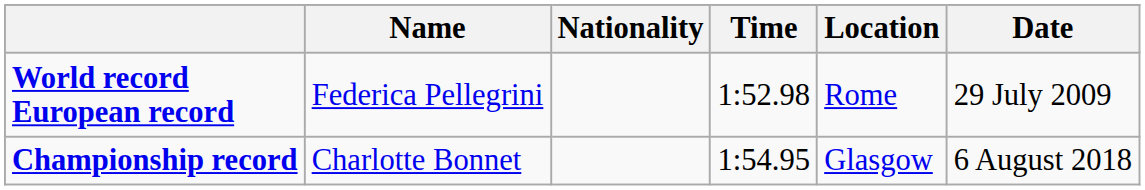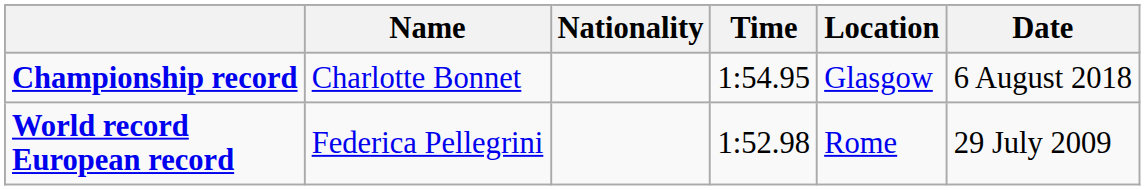rows swapped: (123, 94) <-> (155, 160)
